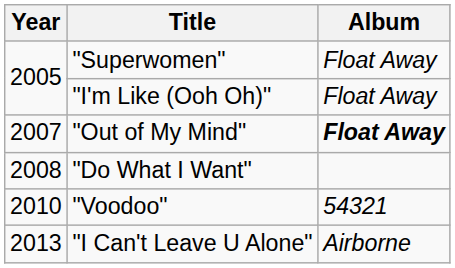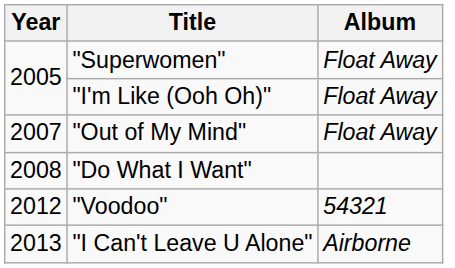(384, 133) bold -> (380, 133) normal
(36, 206) 2010 -> (36, 206) 2012
